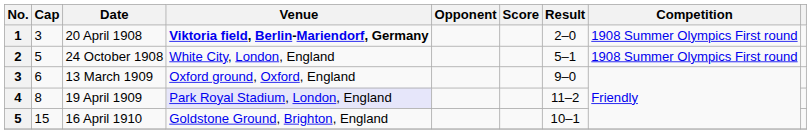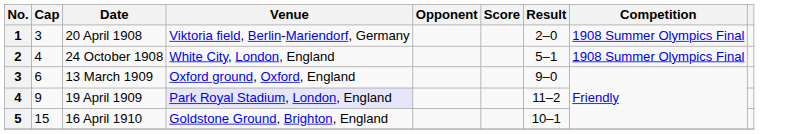(299, 35) bold -> (289, 35) normal
(694, 35) 1908 Summer Olympics First round -> (658, 35) 1908 Summer Olympics Final
(38, 56) 5 -> (38, 56) 4
(694, 56) 1908 Summer Olympics First round -> (658, 56) 1908 Summer Olympics Final
(38, 98) 8 -> (38, 98) 9
